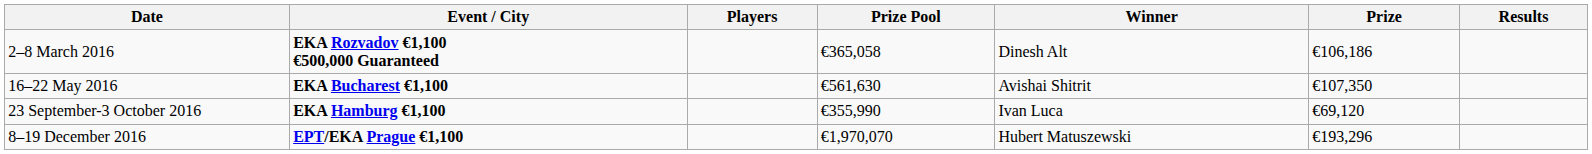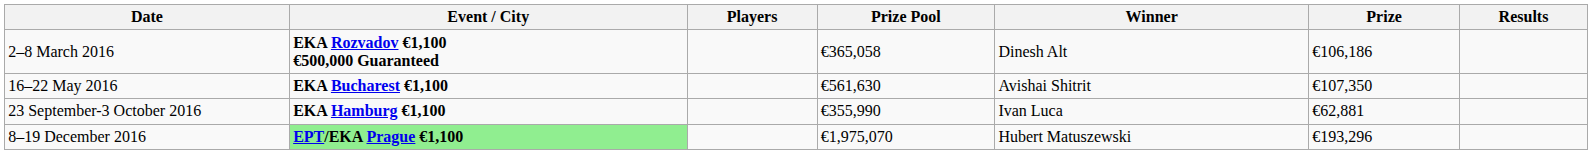(1338, 111) €69,120 -> (1338, 111) €62,881
(378, 136) no background -> (378, 136) lightgreen background
(857, 136) €1,970,070 -> (857, 136) €1,975,070
